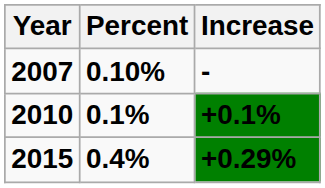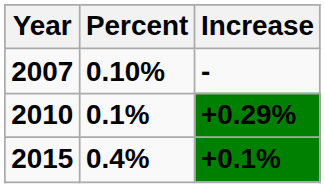(241, 114) +0.1% -> (249, 114) +0.29%
(249, 159) +0.29% -> (241, 159) +0.1%
